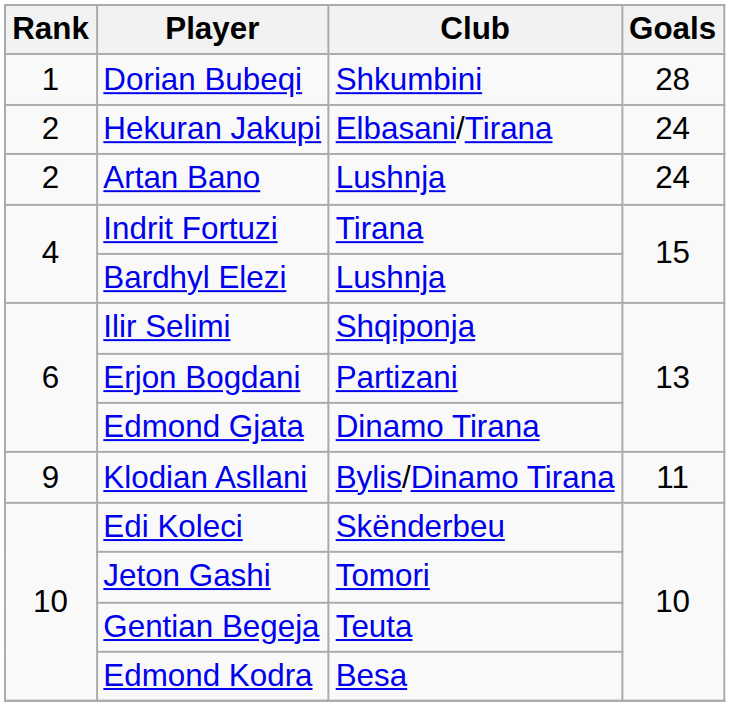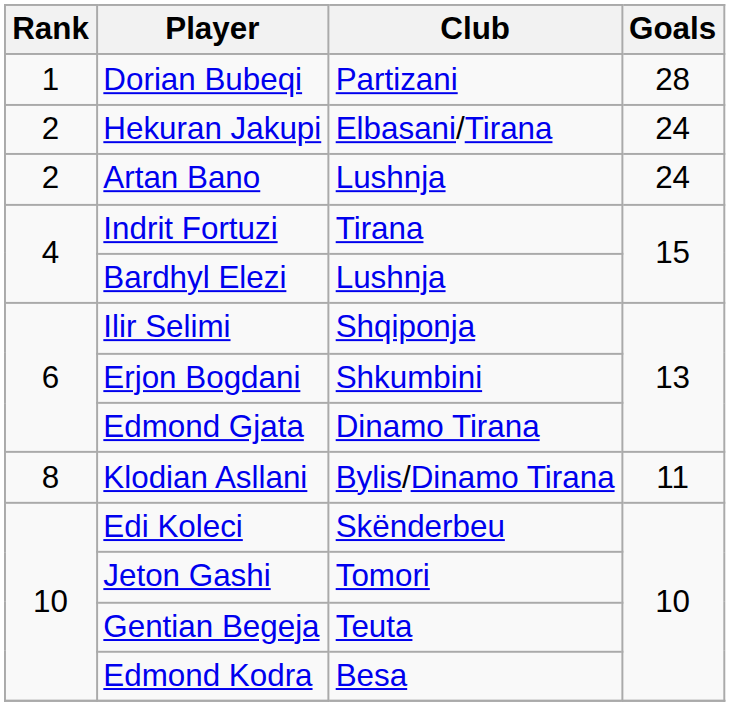(409, 79) Shkumbini -> (397, 79) Partizani
(397, 377) Partizani -> (409, 377) Shkumbini
(51, 476) 9 -> (51, 476) 8
